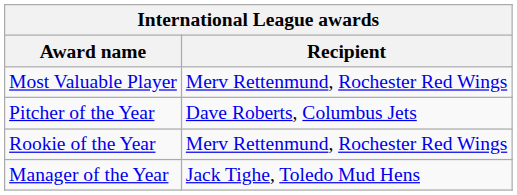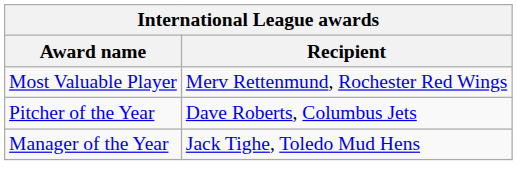- row: (82, 143)
